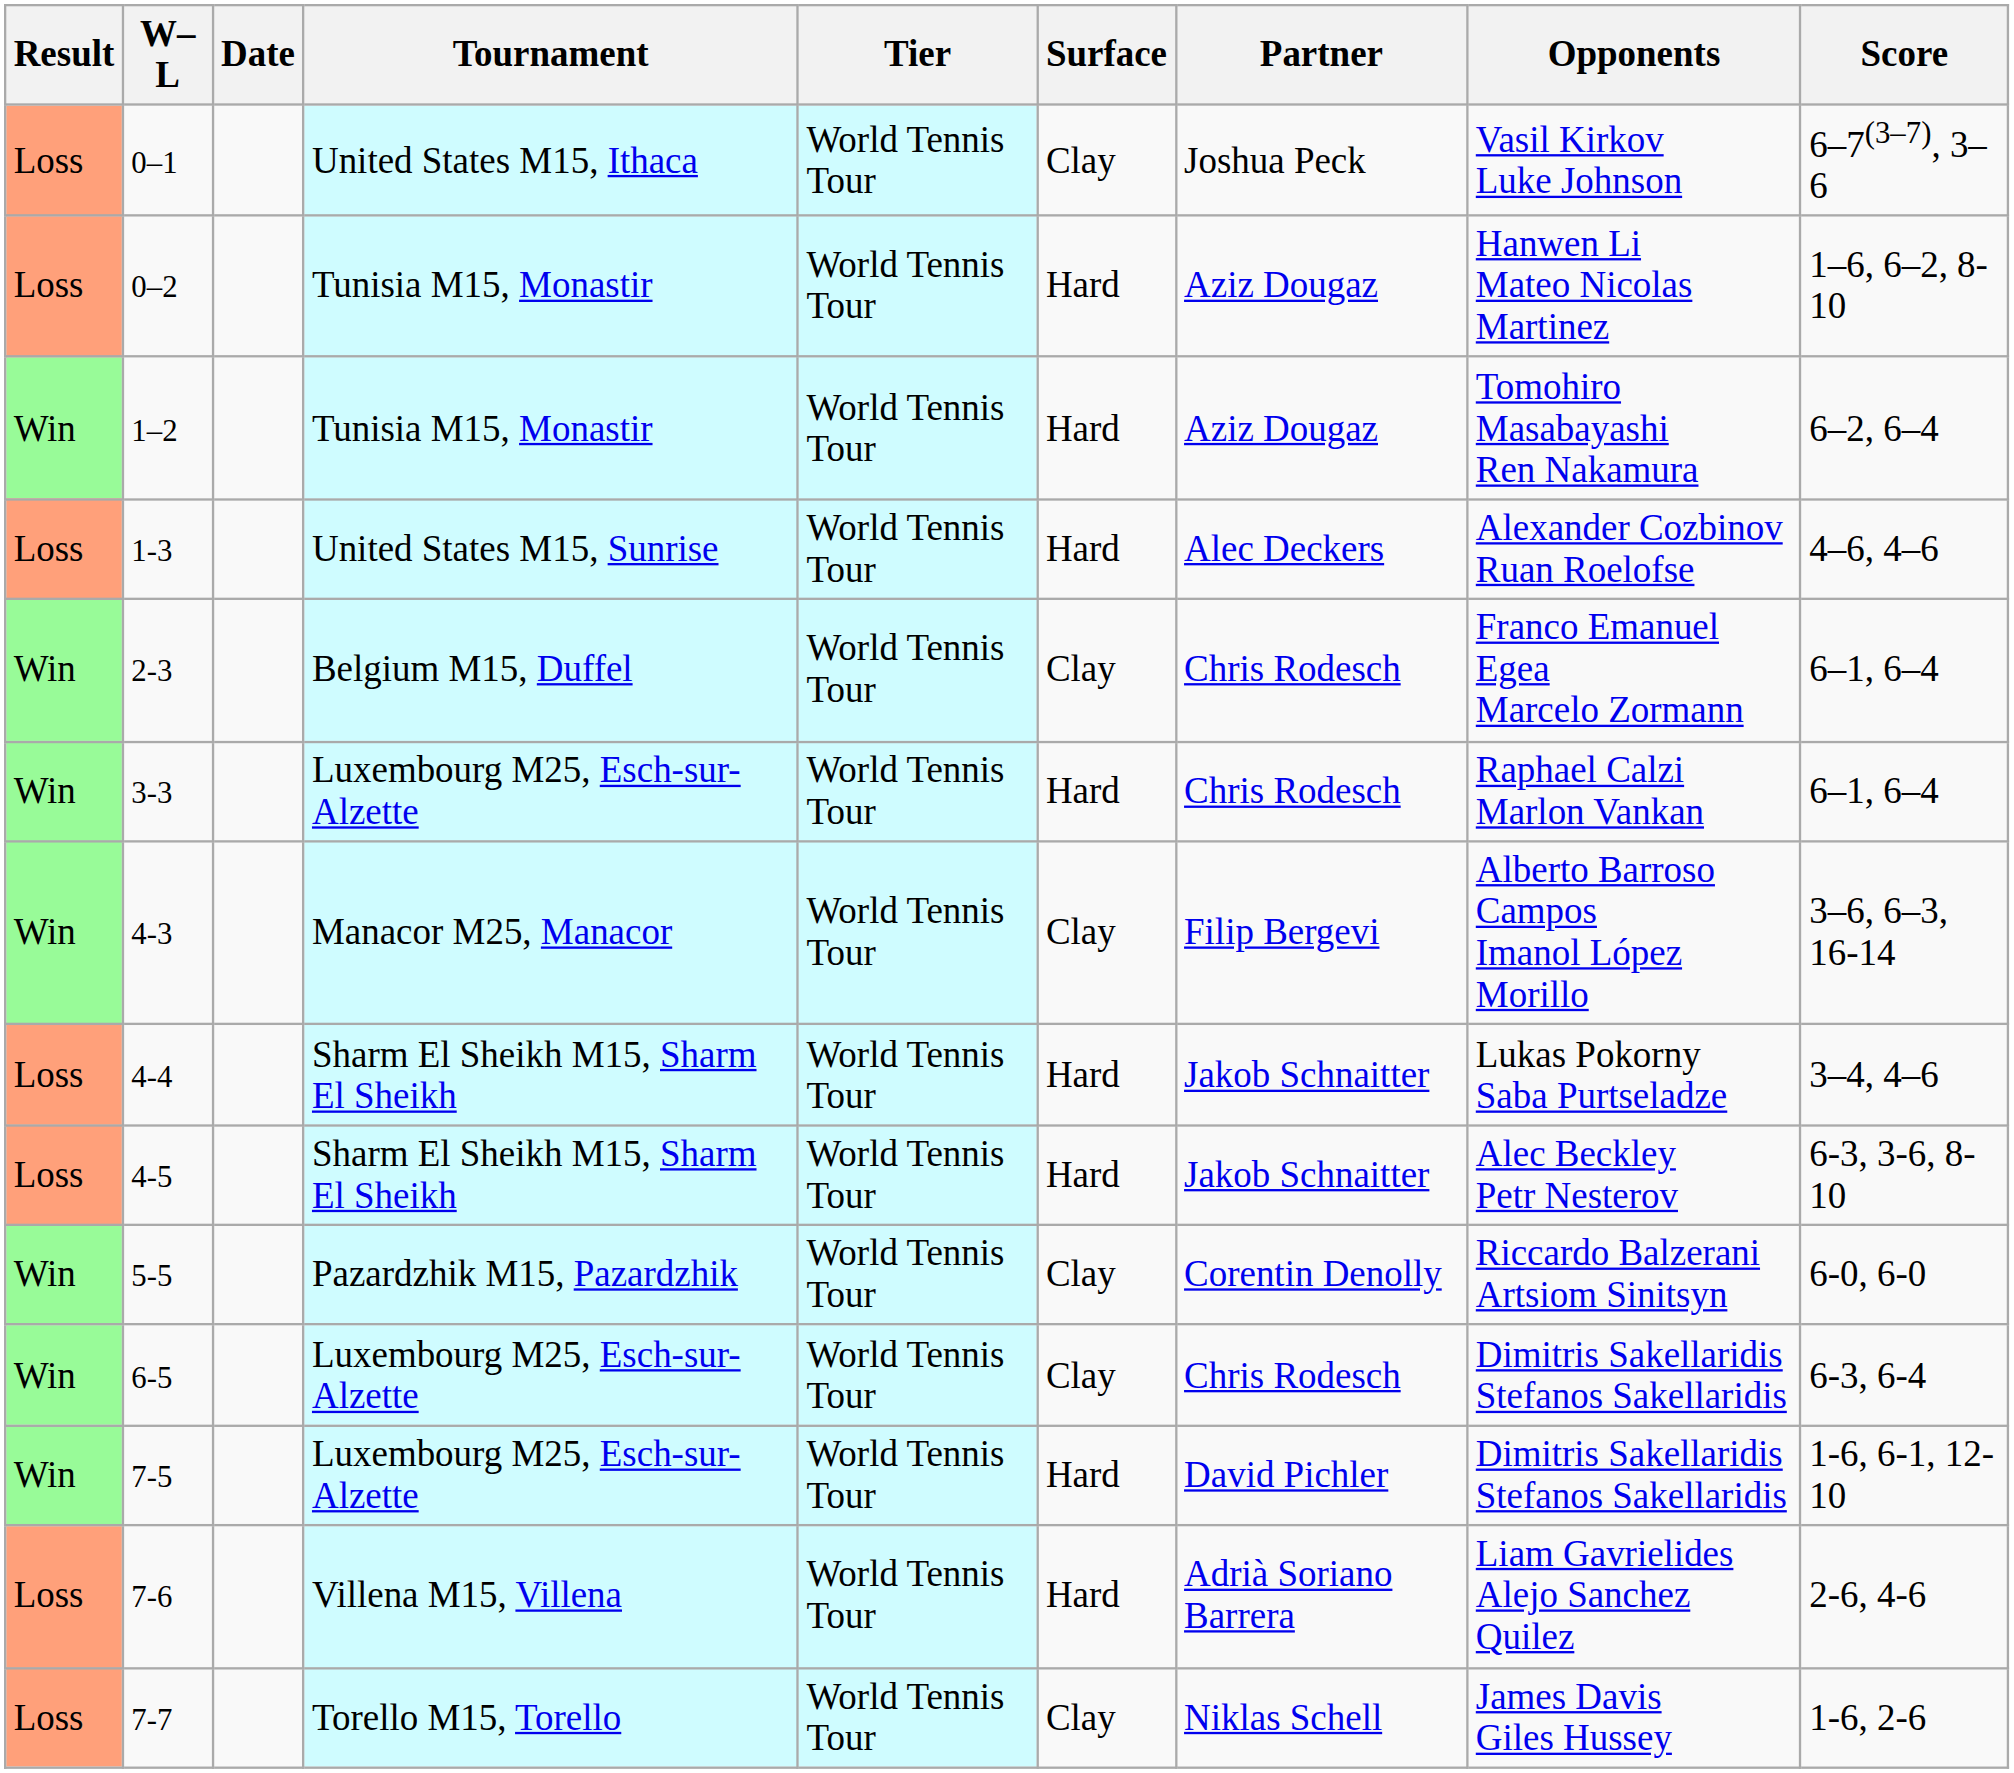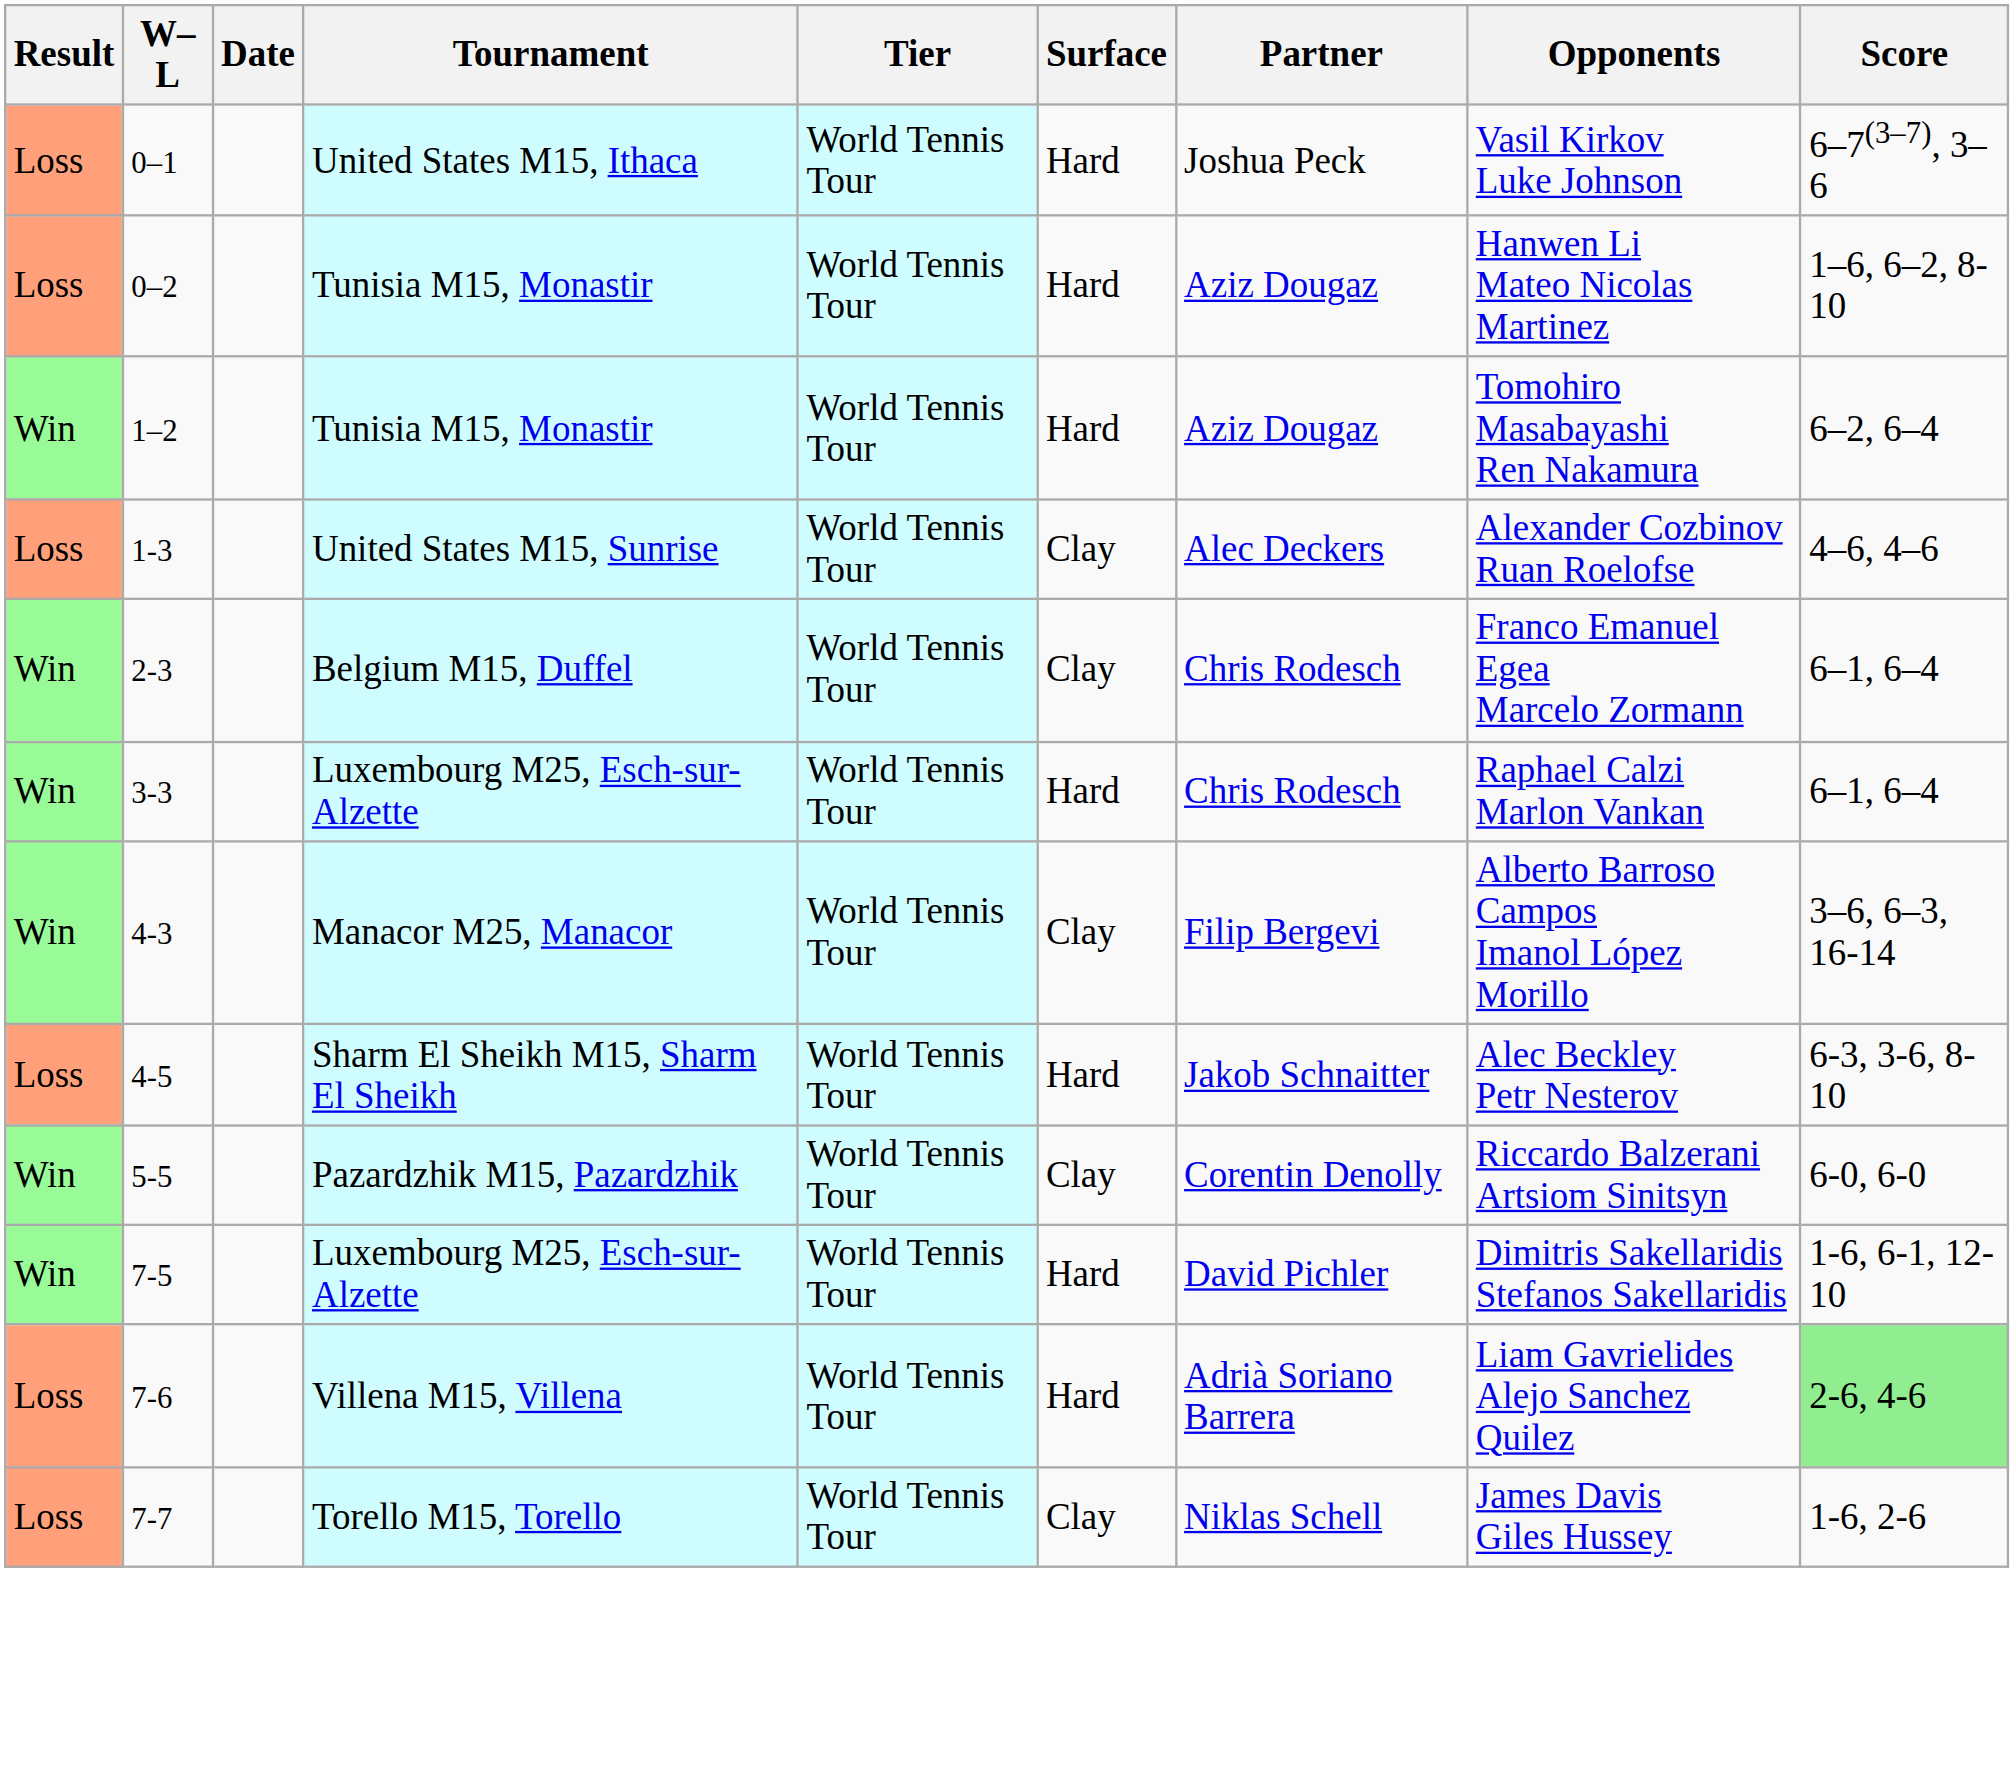(1081, 159) Clay -> (1083, 159) Hard
(1083, 548) Hard -> (1081, 548) Clay
- row: (152, 1076)
- row: (152, 1376)
(1868, 1595) no background -> (1868, 1395) lightgreen background
